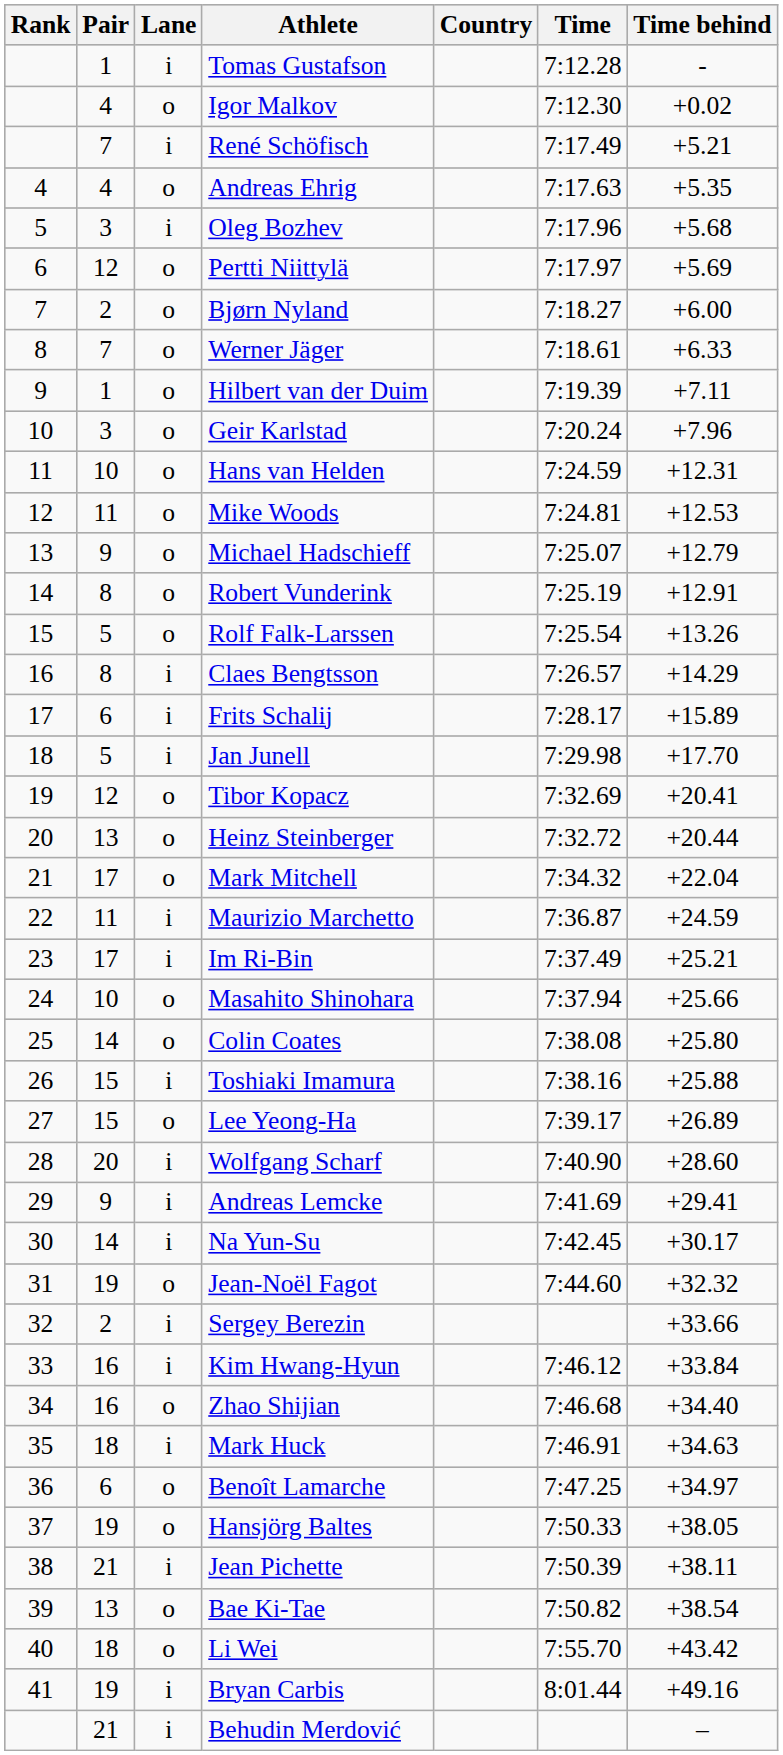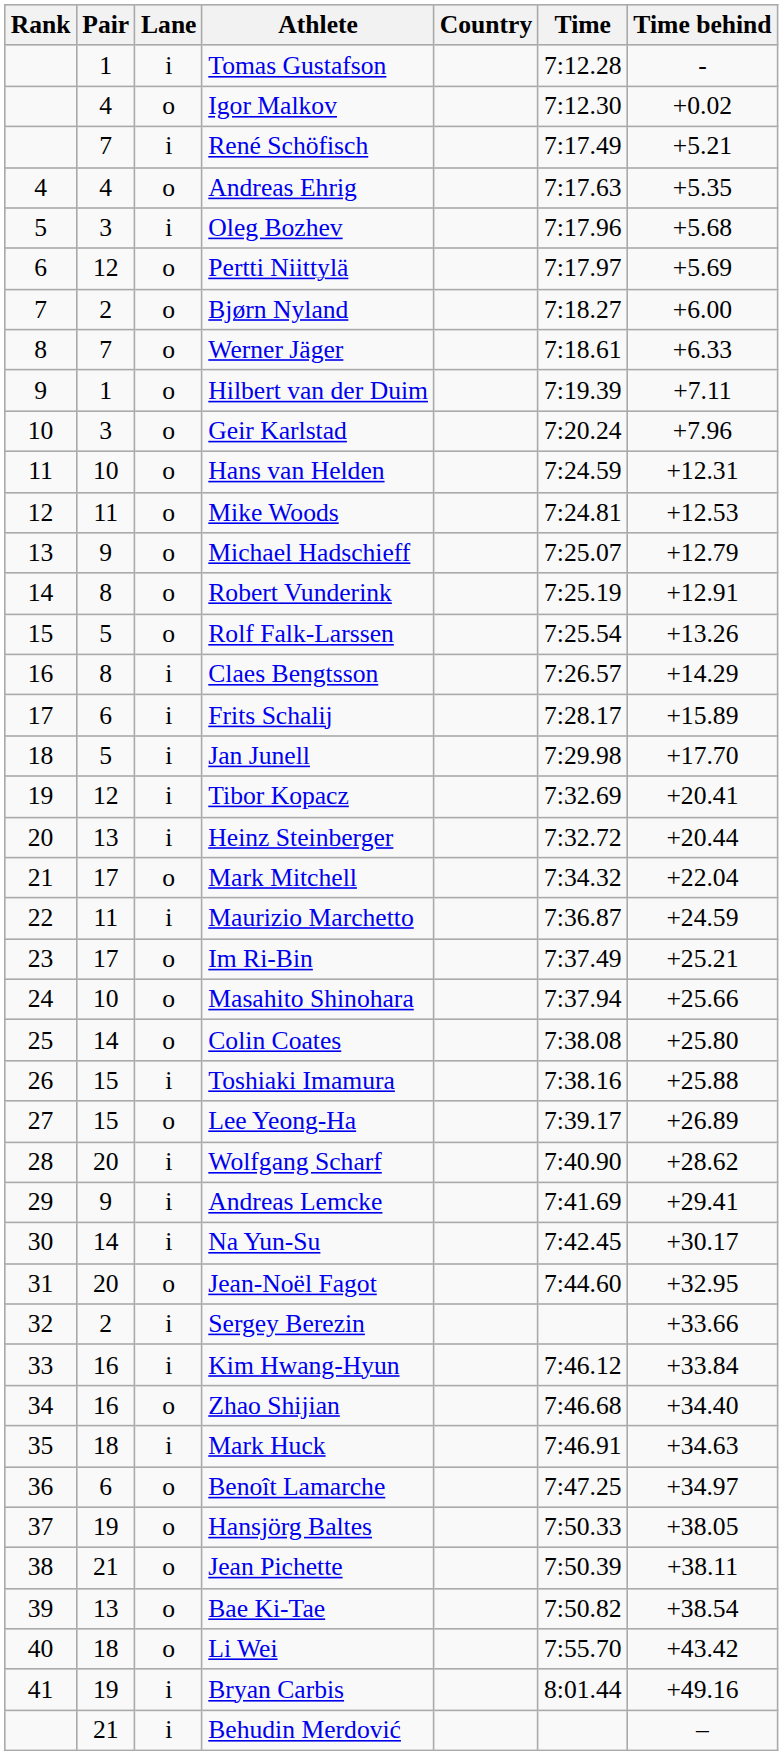(169, 796) o -> (169, 796) i
(169, 836) o -> (169, 836) i
(169, 958) i -> (169, 958) o
(702, 1161) +28.60 -> (702, 1161) +28.62
(106, 1283) 19 -> (106, 1283) 20
(702, 1283) +32.32 -> (702, 1283) +32.95
(169, 1567) i -> (169, 1567) o
